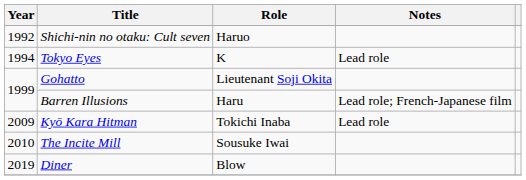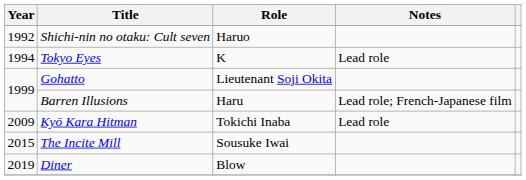(21, 143) 2010 -> (21, 143) 2015
